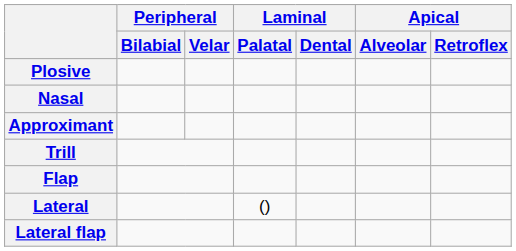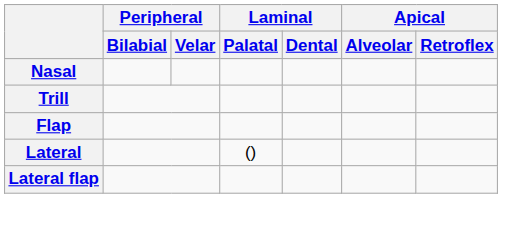- row: (61, 71)
- row: (61, 125)
